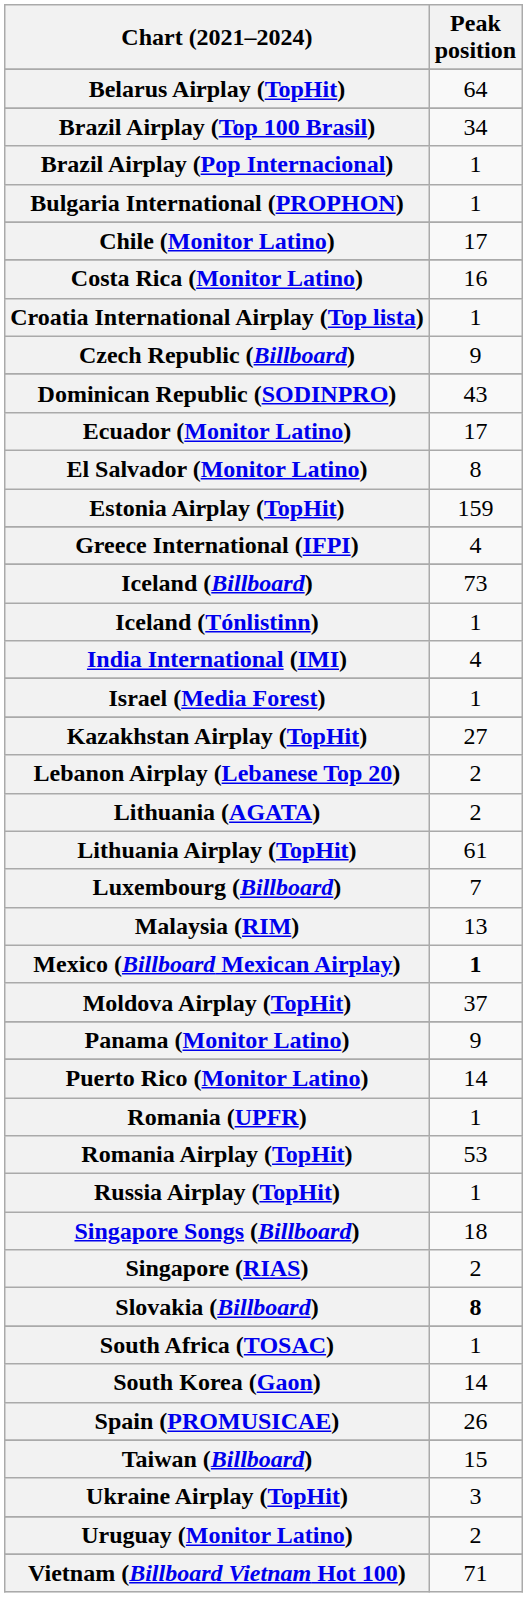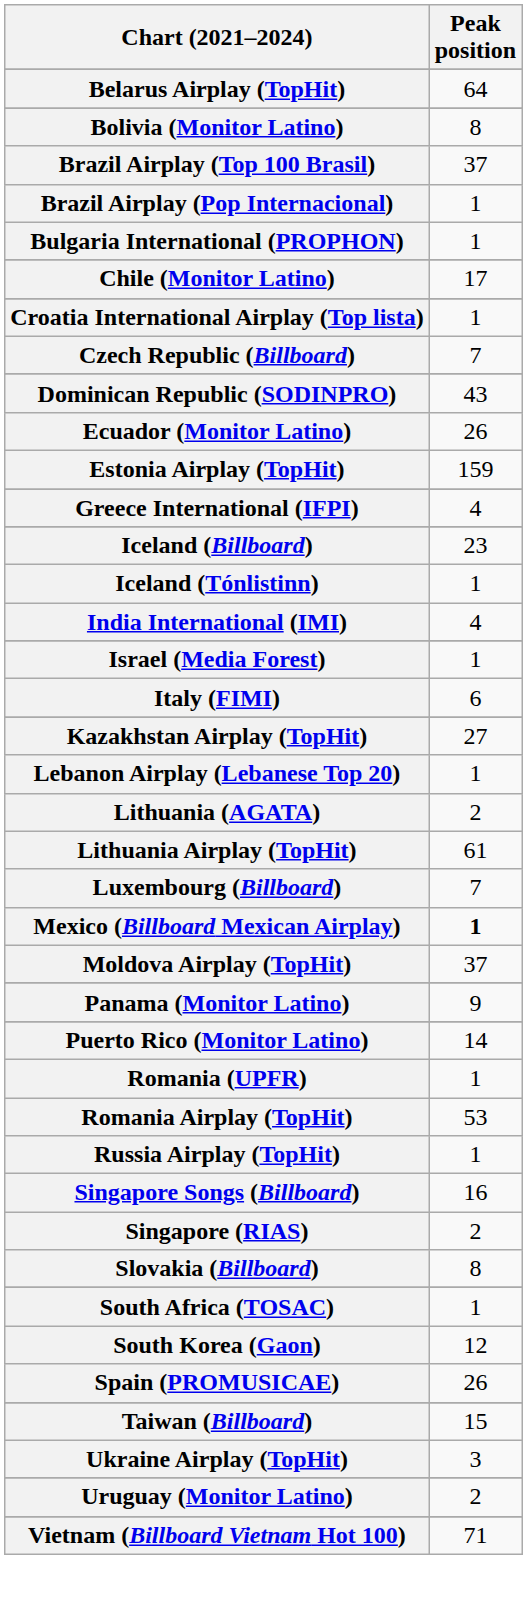+ row: (217, 126)
(475, 126) 34 -> (475, 164) 37
- row: (217, 278)
(475, 355) 9 -> (475, 355) 7
(475, 431) 17 -> (475, 431) 26
- row: (217, 469)
(475, 583) 73 -> (475, 545) 23
+ row: (217, 697)
(475, 773) 2 -> (475, 773) 1
- row: (217, 925)
(475, 1230) 18 -> (475, 1192) 16
(475, 1306) bold -> (475, 1268) normal
(475, 1382) 14 -> (475, 1344) 12
